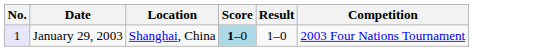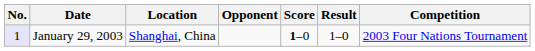+ column: (250, 14)
(237, 35) lightblue background -> (299, 35) no background
